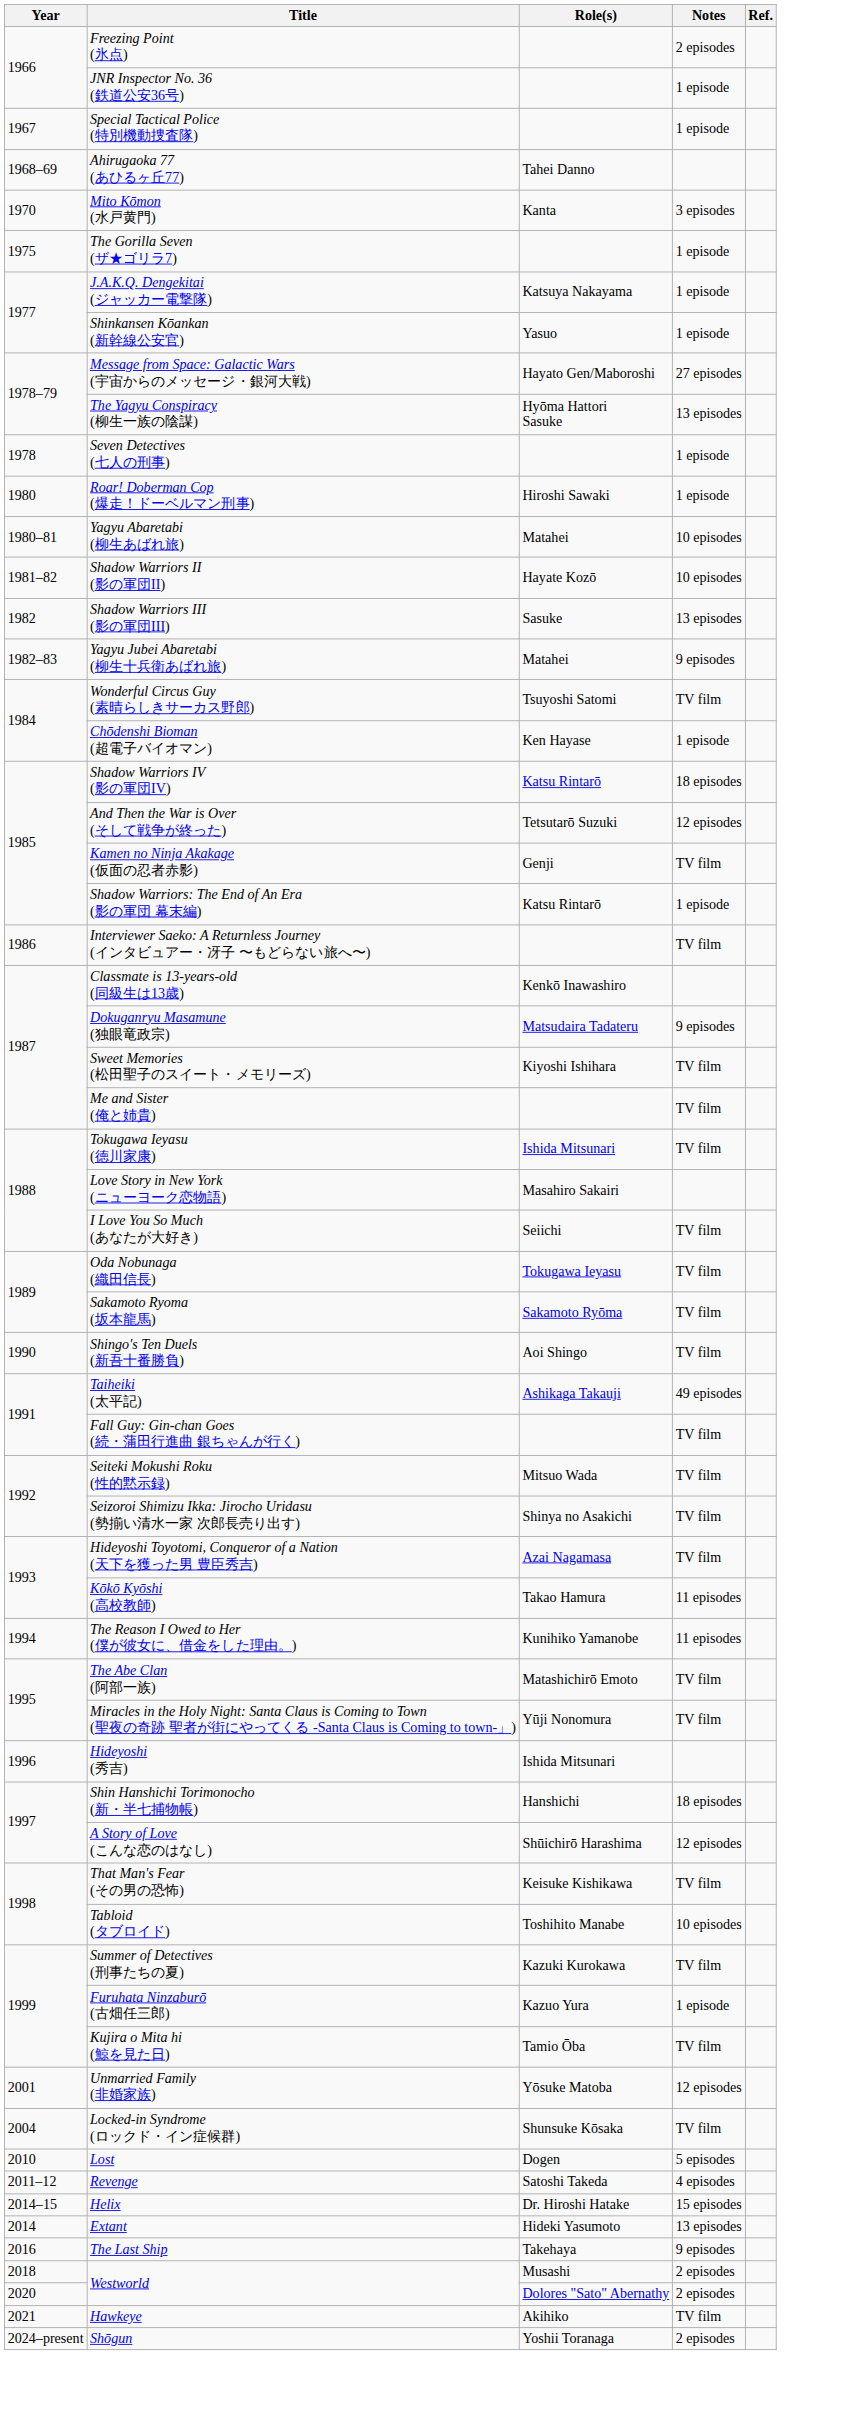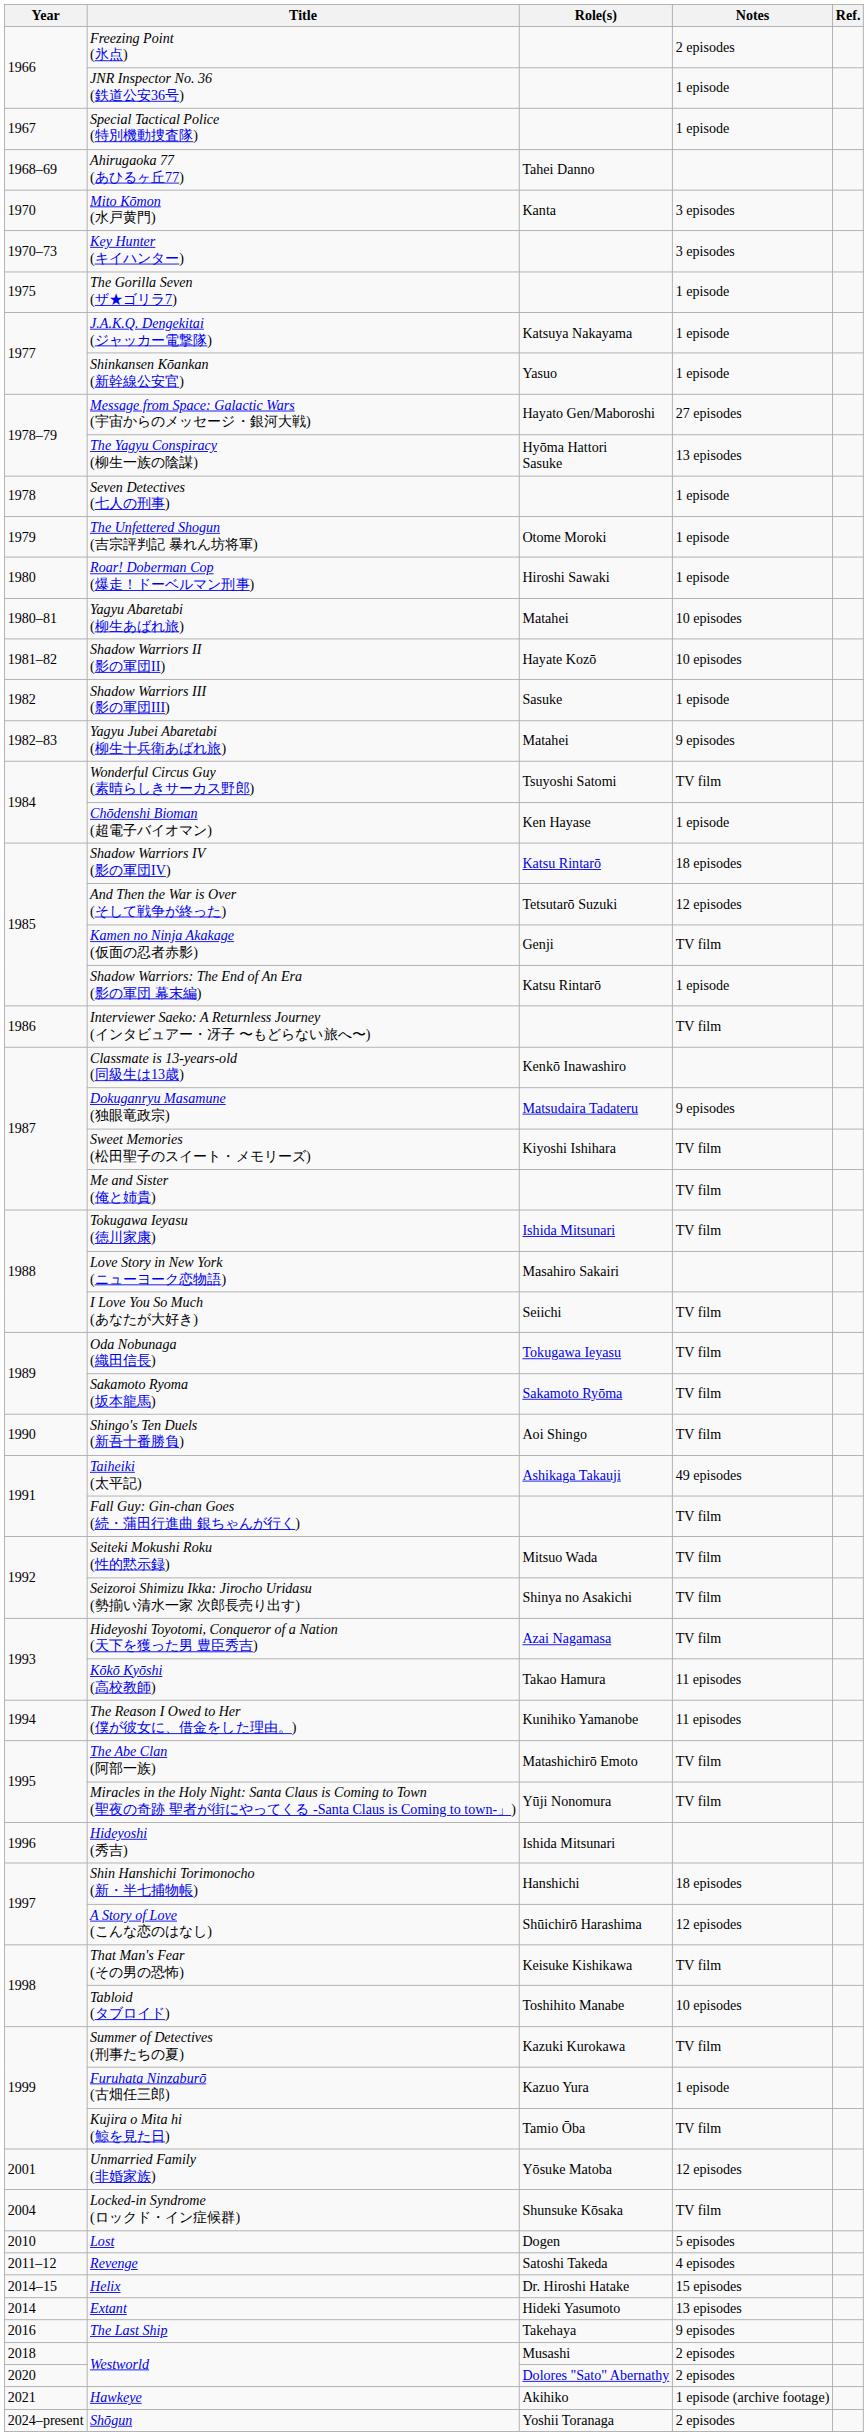+ row: (137, 250)
+ row: (174, 536)
(709, 618) 13 episodes -> (702, 700) 1 episode
(698, 2316) TV film -> (753, 2398) 1 episode (archive footage)
